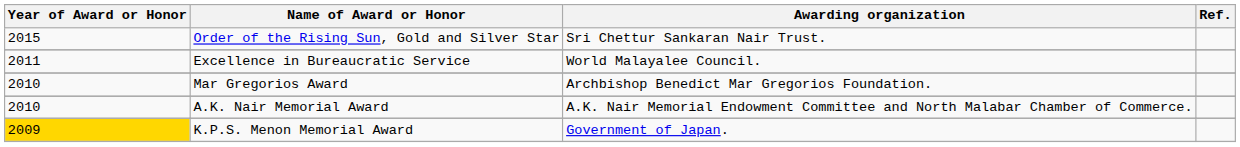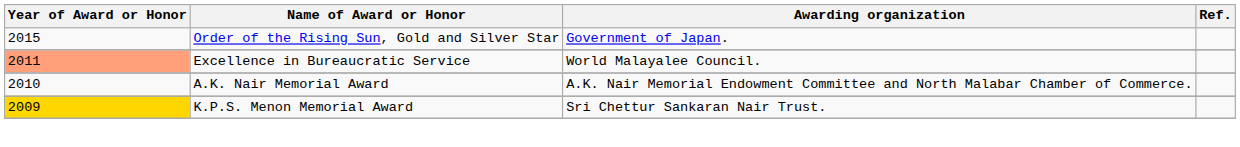(696, 38) Sri Chettur Sankaran Nair Trust. -> (647, 38) Government of Japan.
(24, 61) no background -> (24, 61) lightsalmon background
- row: (271, 84)
(647, 130) Government of Japan. -> (696, 107) Sri Chettur Sankaran Nair Trust.
